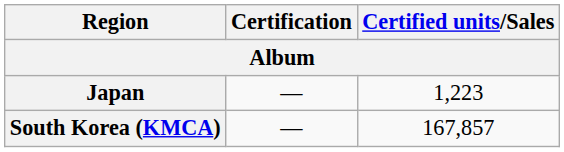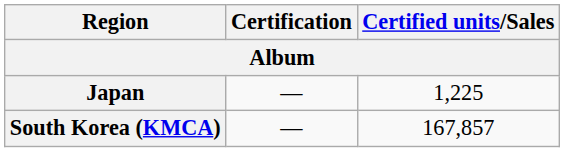(458, 92) 1,223 -> (458, 92) 1,225
